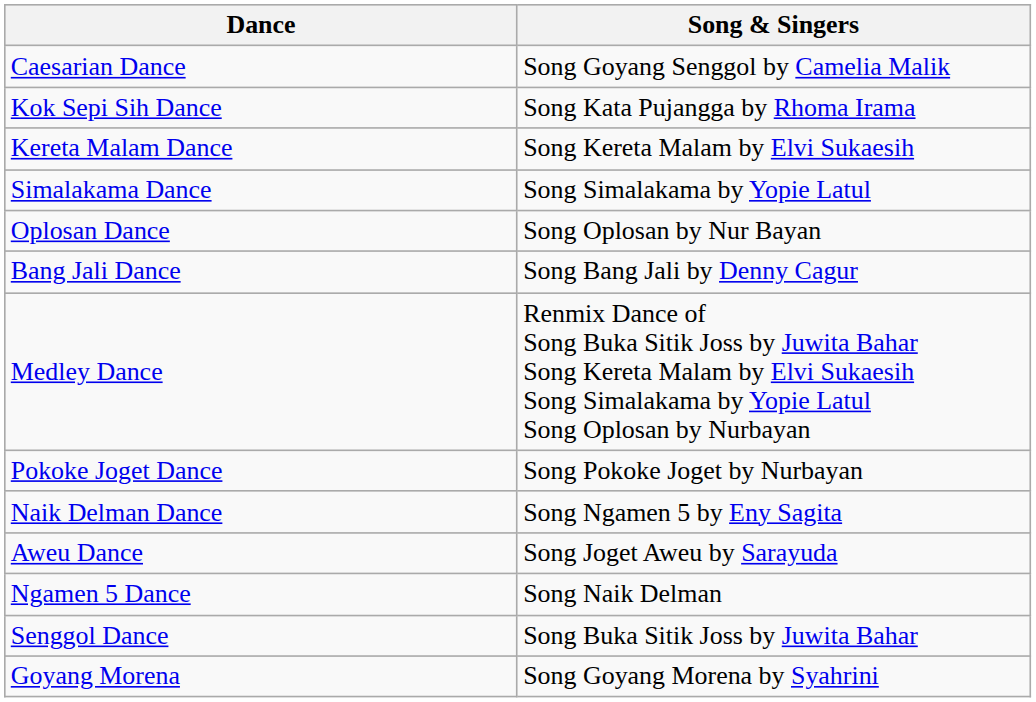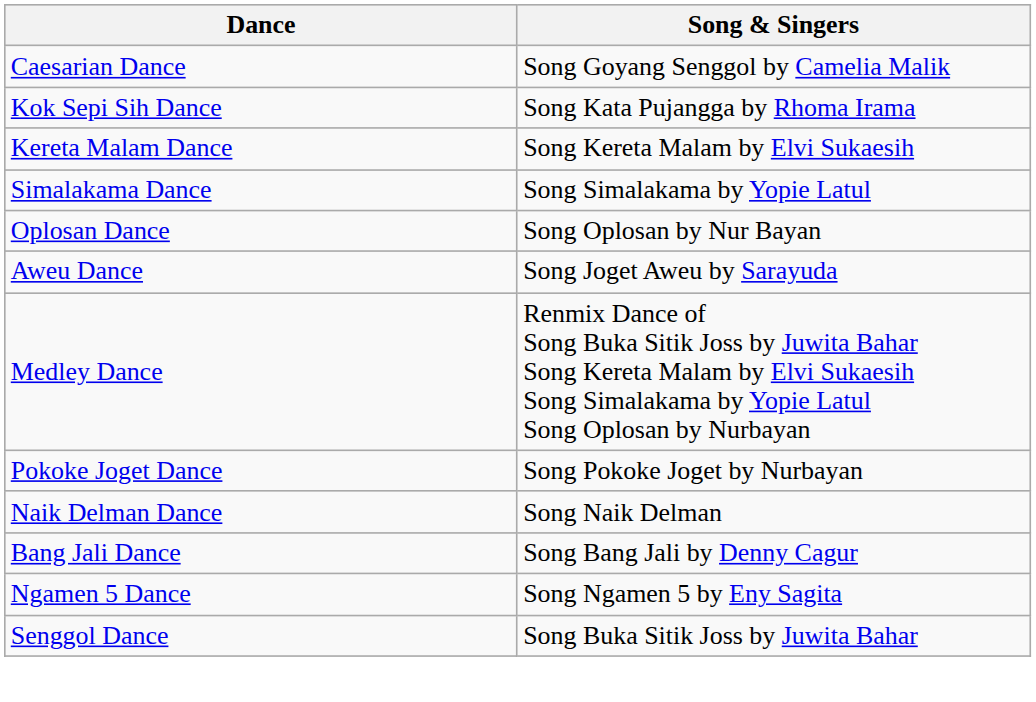rows swapped: (96, 271) <-> (77, 552)
(683, 511) Song Ngamen 5 by Eny Sagita -> (623, 511) Song Naik Delman
(623, 593) Song Naik Delman -> (683, 593) Song Ngamen 5 by Eny Sagita
- row: (95, 676)
